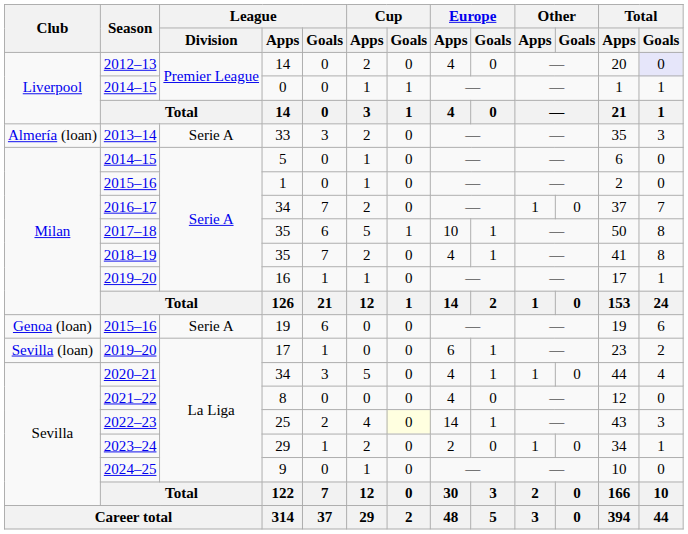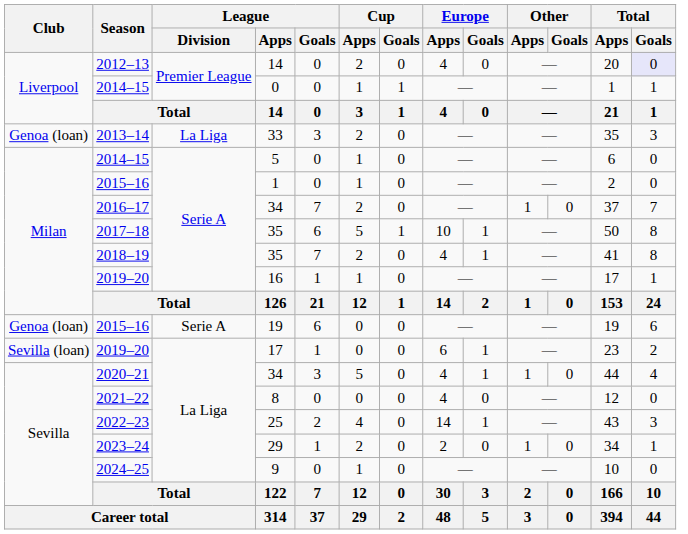(52, 135) Almería (loan) -> (49, 135) Genoa (loan)
(211, 135) Serie A -> (204, 135) La Liga
(409, 421) lightyellow background -> (401, 421) no background
